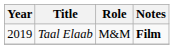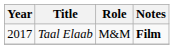(20, 34) 2019 -> (20, 34) 2017
